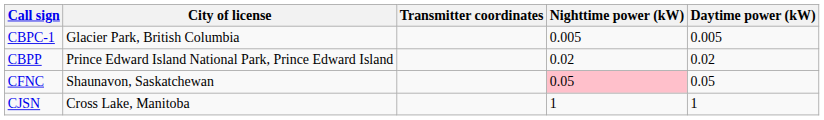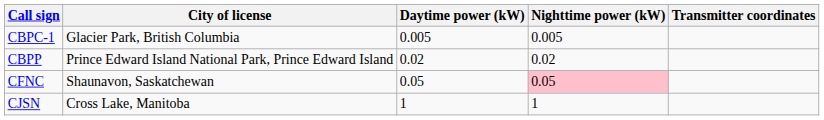columns swapped: (753, 15) <-> (472, 15)
